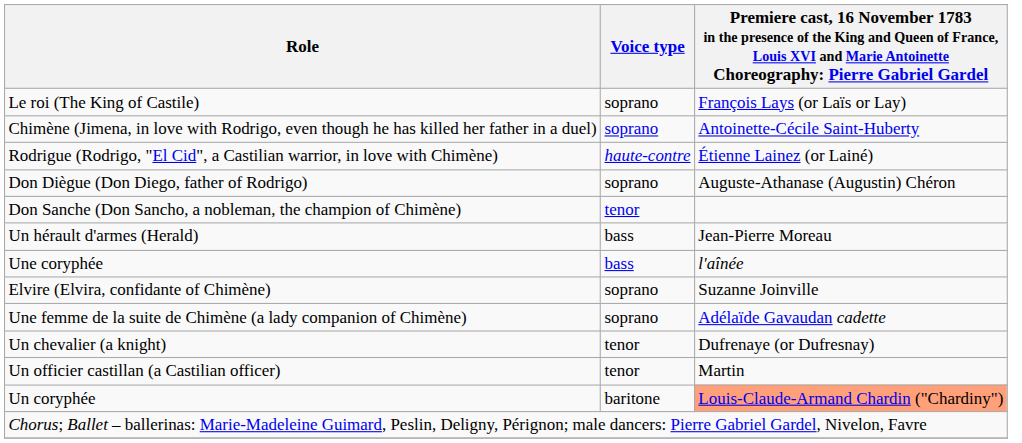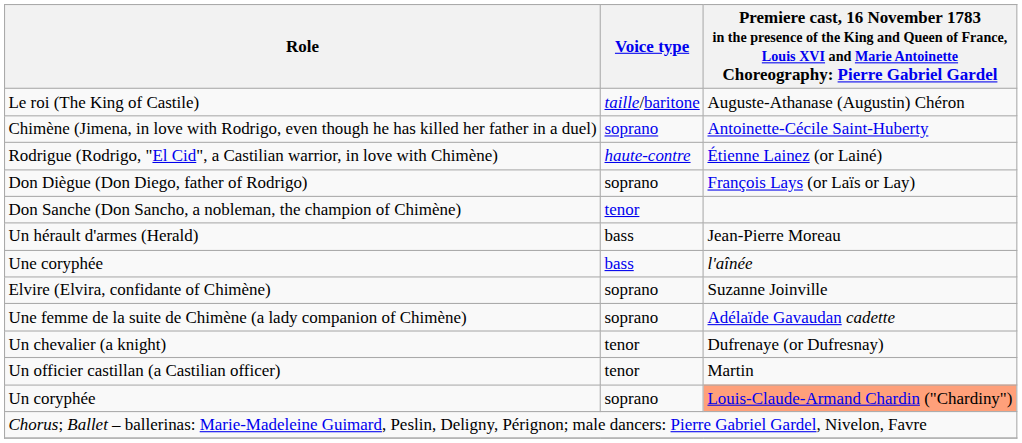(631, 102) soprano -> (652, 102) taille/baritone
(802, 102) François Lays (or Laïs or Lay) -> (836, 102) Auguste-Athanase (Augustin) Chéron
(827, 182) Auguste-Athanase (Augustin) Chéron -> (811, 182) François Lays (or Laïs or Lay)
(632, 397) baritone -> (631, 397) soprano
